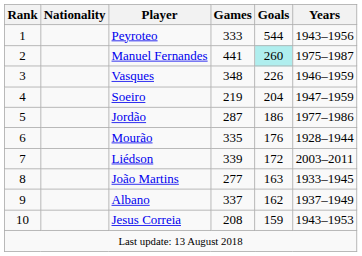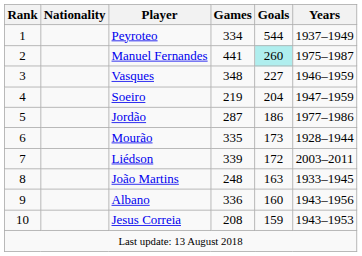(233, 35) 333 -> (233, 35) 334
(325, 35) 1943–1956 -> (325, 35) 1937–1949
(274, 76) 226 -> (274, 76) 227
(274, 138) 176 -> (274, 138) 173
(233, 179) 277 -> (233, 179) 248
(233, 199) 337 -> (233, 199) 336
(274, 199) 162 -> (274, 199) 160
(325, 199) 1937–1949 -> (325, 199) 1943–1956
